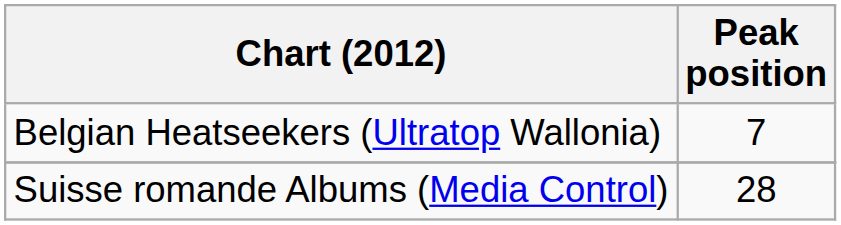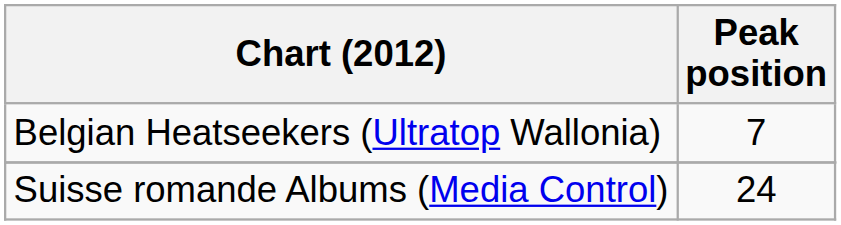(756, 190) 28 -> (756, 190) 24
